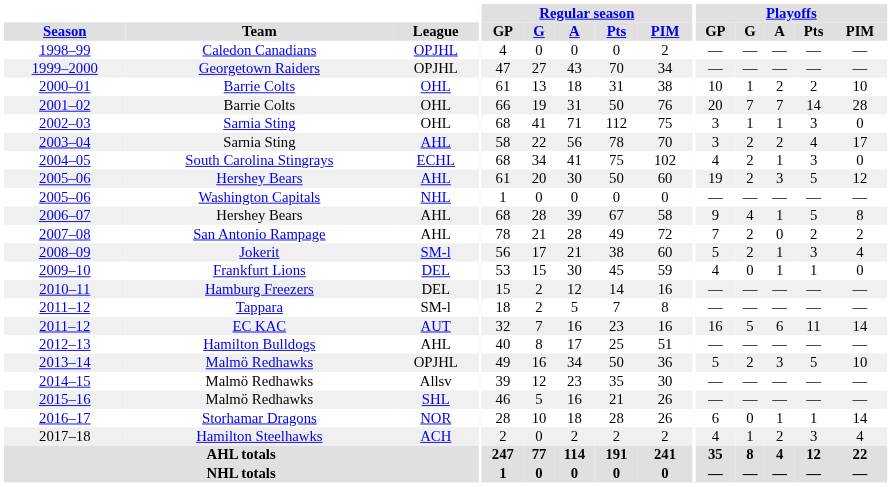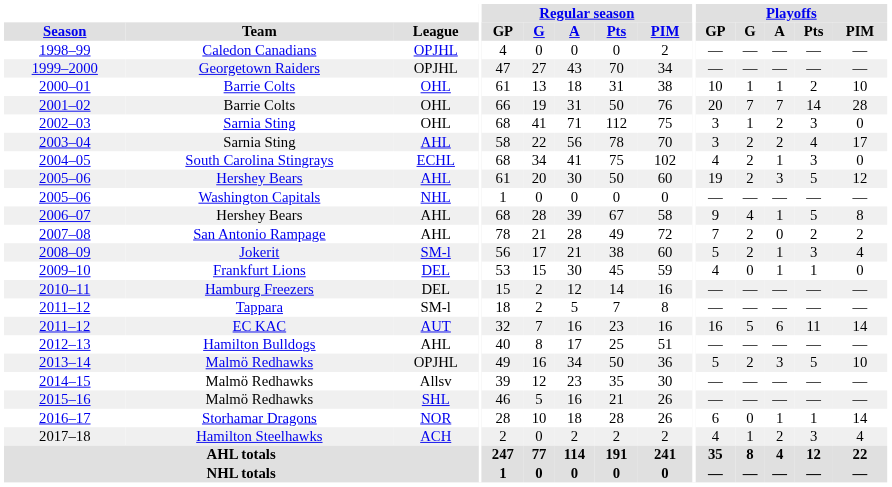(780, 86) 2 -> (780, 86) 1
(780, 123) 1 -> (780, 123) 2
